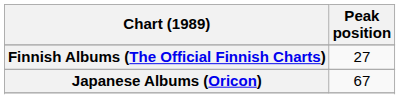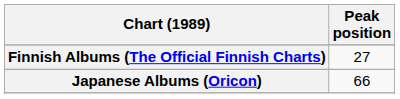(362, 81) 67 -> (362, 81) 66
